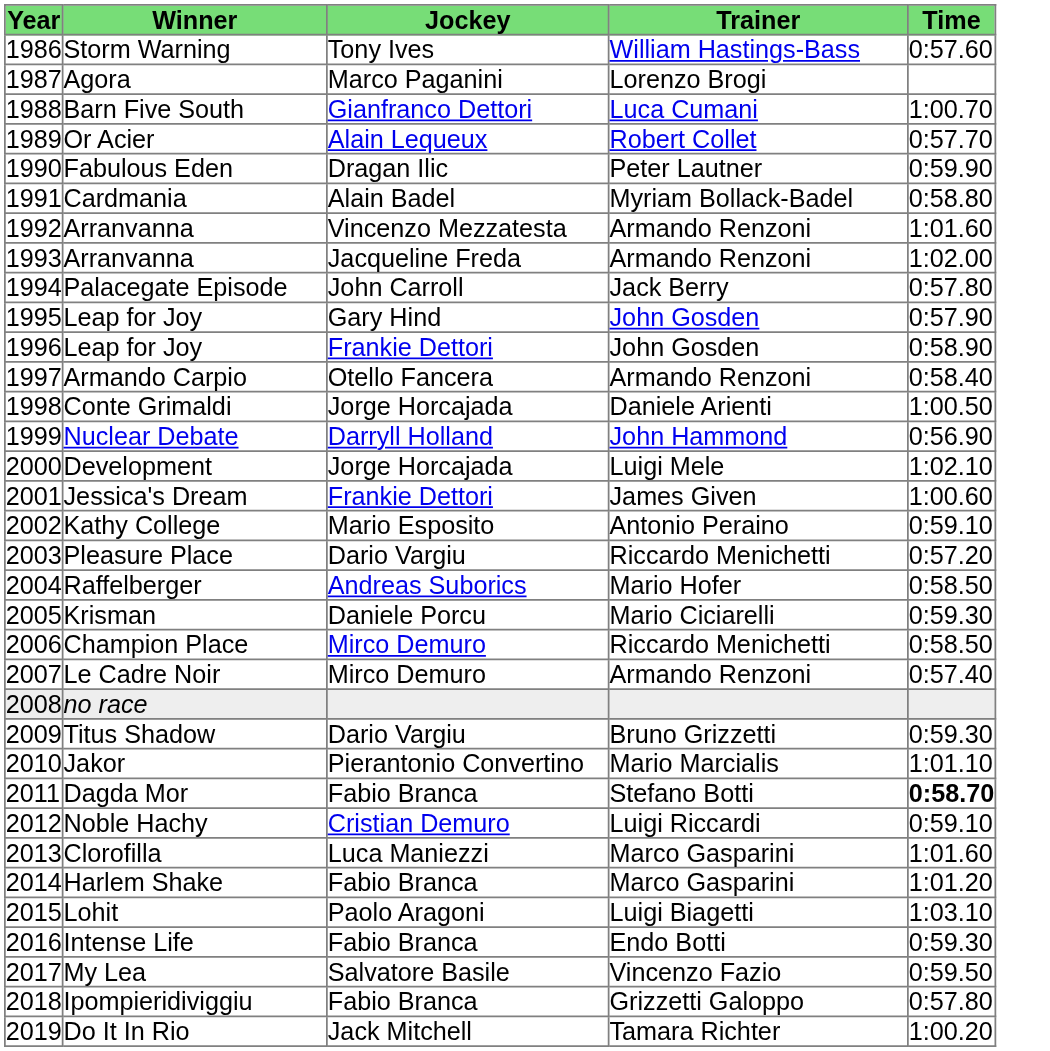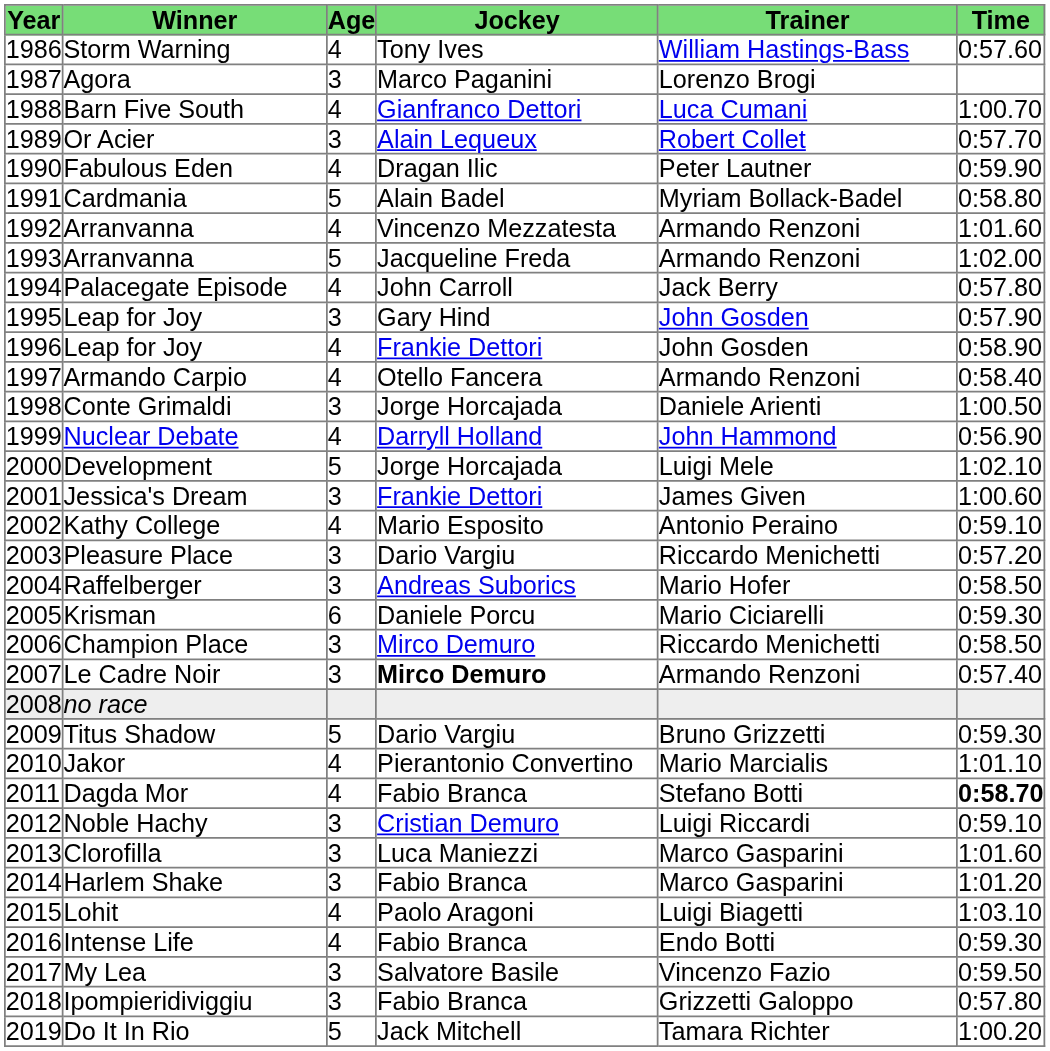+ column: (352, 20)
(407, 674) normal -> (462, 674) bold
